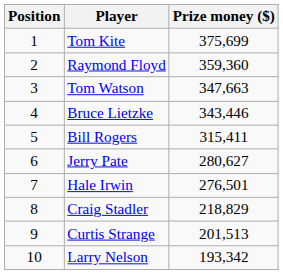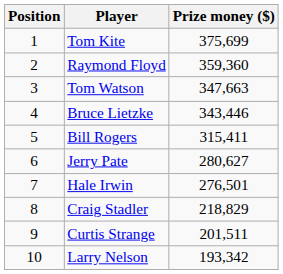(224, 233) 201,513 -> (224, 233) 201,511
